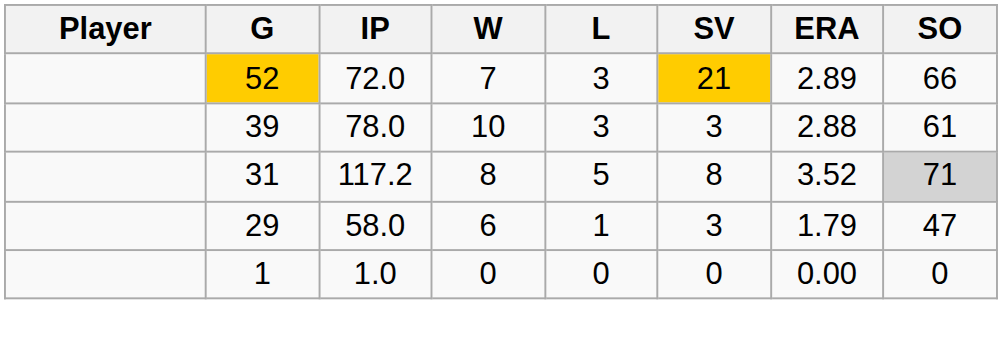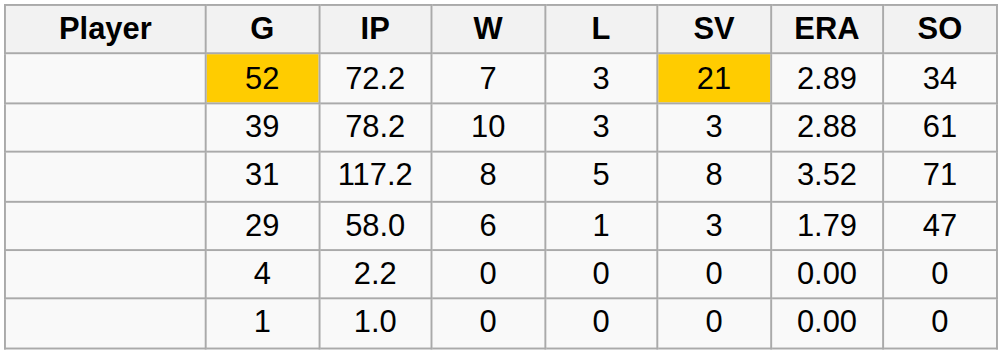(375, 77) 72.0 -> (375, 77) 72.2
(940, 77) 66 -> (940, 77) 34
(375, 126) 78.0 -> (375, 126) 78.2
(940, 175) lightgrey background -> (940, 175) no background
+ row: (262, 273)
